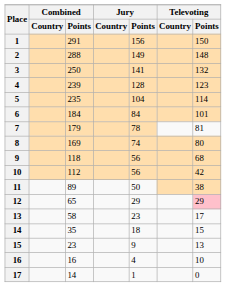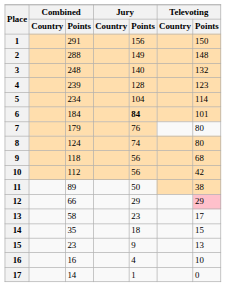(74, 70) 250 -> (74, 70) 248
(138, 70) 141 -> (138, 70) 140
(74, 99) 235 -> (74, 99) 234
(136, 114) normal -> (136, 114) bold
(136, 128) 78 -> (136, 128) 76
(200, 128) 81 -> (200, 128) 80
(74, 143) 169 -> (74, 143) 124
(72, 201) 65 -> (72, 201) 66
